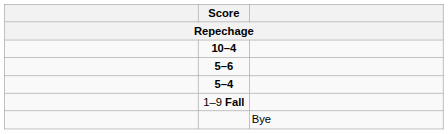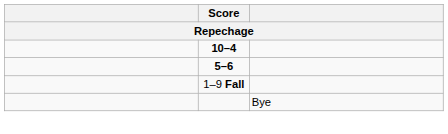- row: (224, 84)
